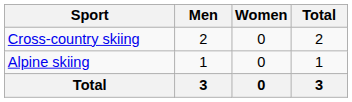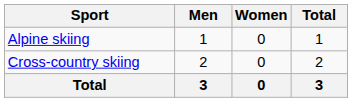rows swapped: (49, 62) <-> (74, 39)
